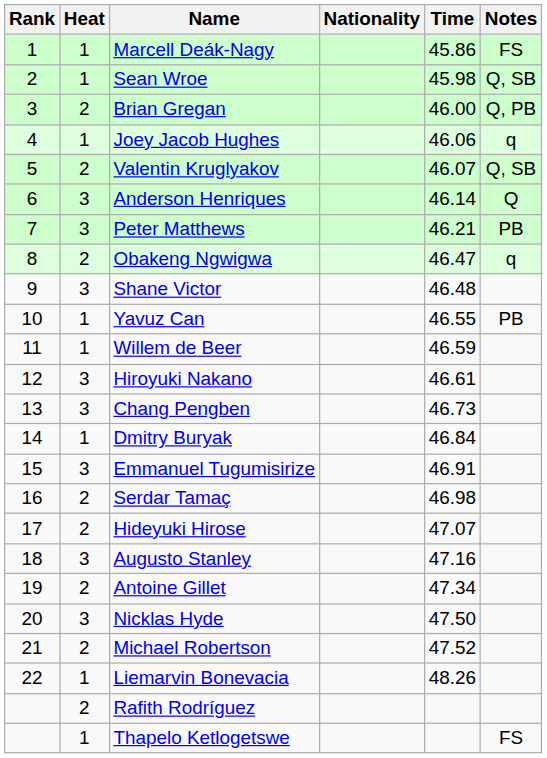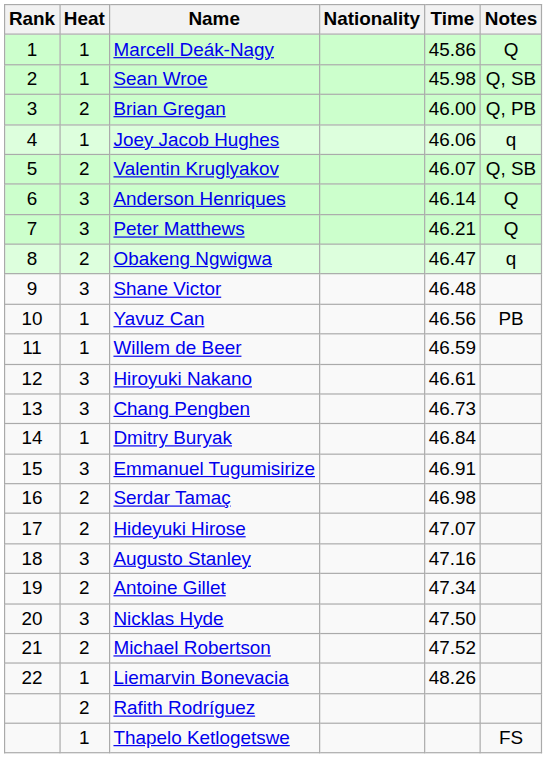(511, 49) FS -> (511, 49) Q
(511, 229) PB -> (511, 229) Q
(452, 318) 46.55 -> (452, 318) 46.56
